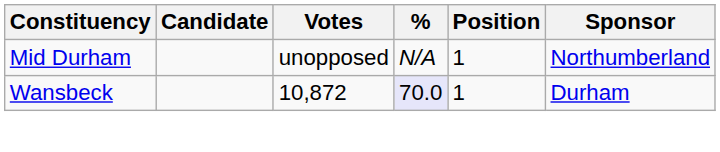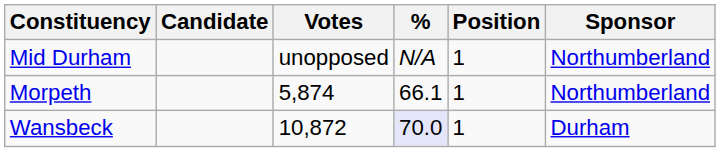+ row: (51, 92)
